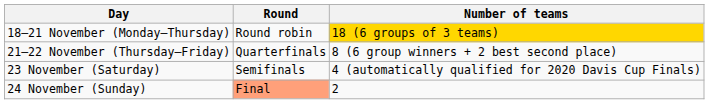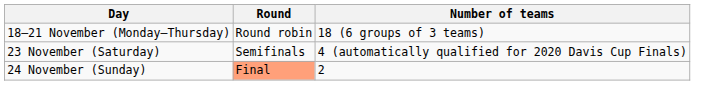(415, 33) gold background -> (401, 33) no background
- row: (119, 52)
